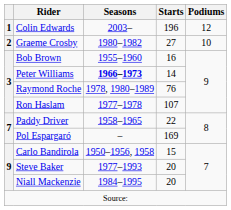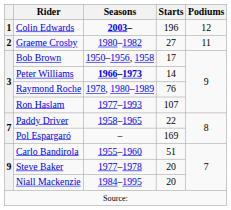(120, 27) normal -> (120, 27) bold
(206, 43) 10 -> (206, 43) 11
(120, 58) 1955–1960 -> (120, 58) 1950–1956, 1958
(171, 58) 16 -> (171, 58) 17
(120, 105) 1977–1978 -> (120, 105) 1977–1993
(120, 151) 1950–1956, 1958 -> (120, 151) 1955–1960
(171, 151) 15 -> (171, 151) 51
(120, 167) 1977–1993 -> (120, 167) 1977–1978
